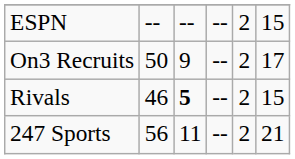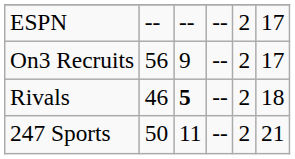(273, 23) 15 -> (273, 23) 17
(156, 60) 50 -> (156, 60) 56
(273, 97) 15 -> (273, 97) 18
(156, 134) 56 -> (156, 134) 50
